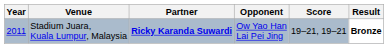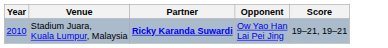- column: (366, 12)
(16, 31) 2011 -> (17, 31) 2010
